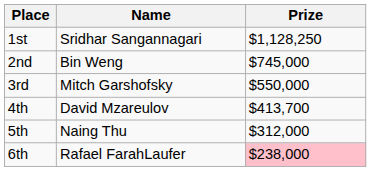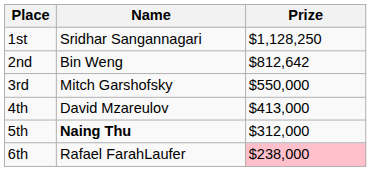(279, 62) $745,000 -> (279, 62) $812,642
(279, 108) $413,700 -> (279, 108) $413,000
(93, 131) normal -> (96, 131) bold
